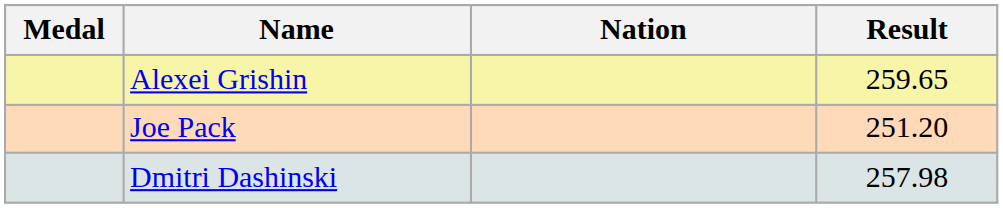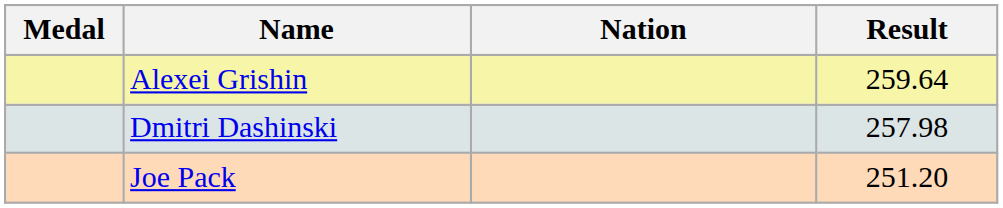(907, 78) 259.65 -> (907, 78) 259.64
rows swapped: (234, 177) <-> (183, 128)
